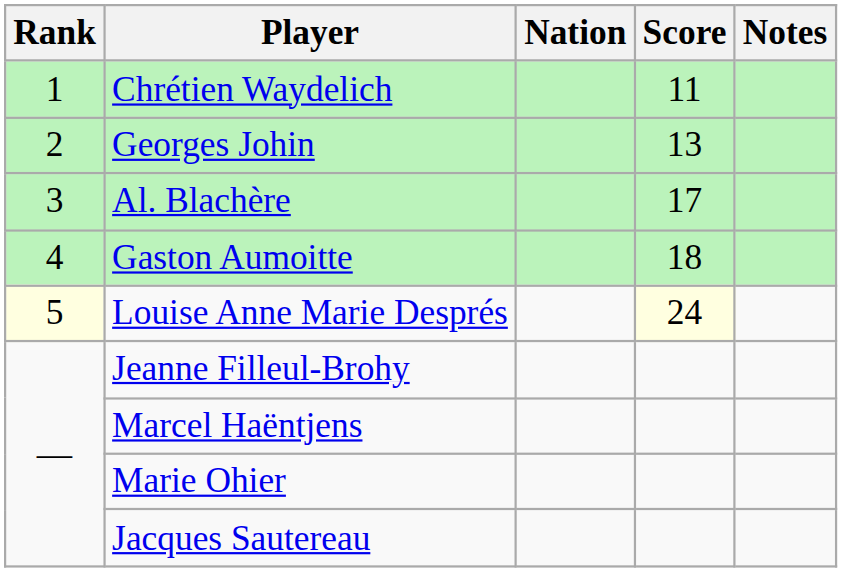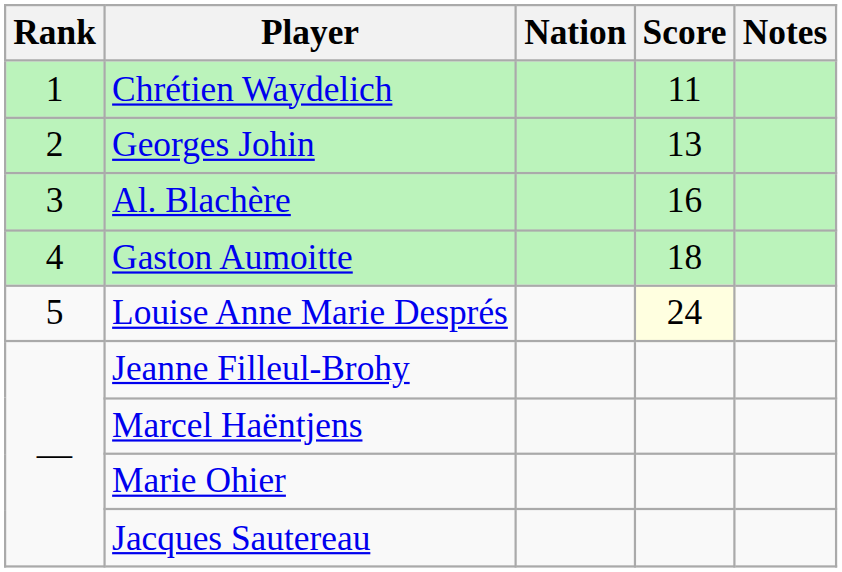(685, 200) 17 -> (685, 200) 16
(55, 312) lightyellow background -> (55, 312) no background
